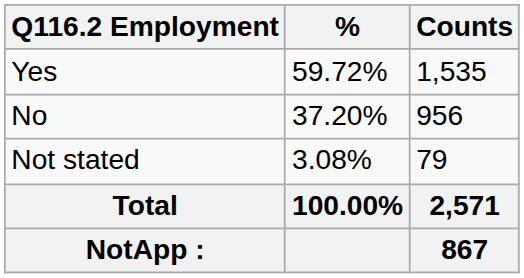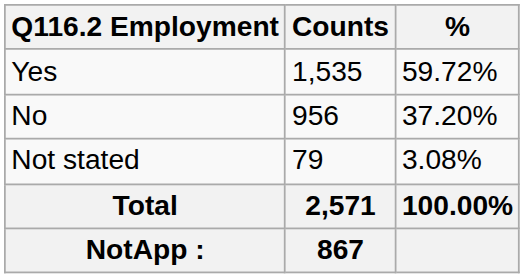columns swapped: (465, 26) <-> (348, 26)
